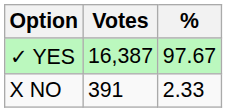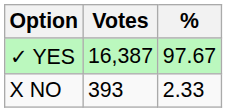(106, 90) 391 -> (106, 90) 393
